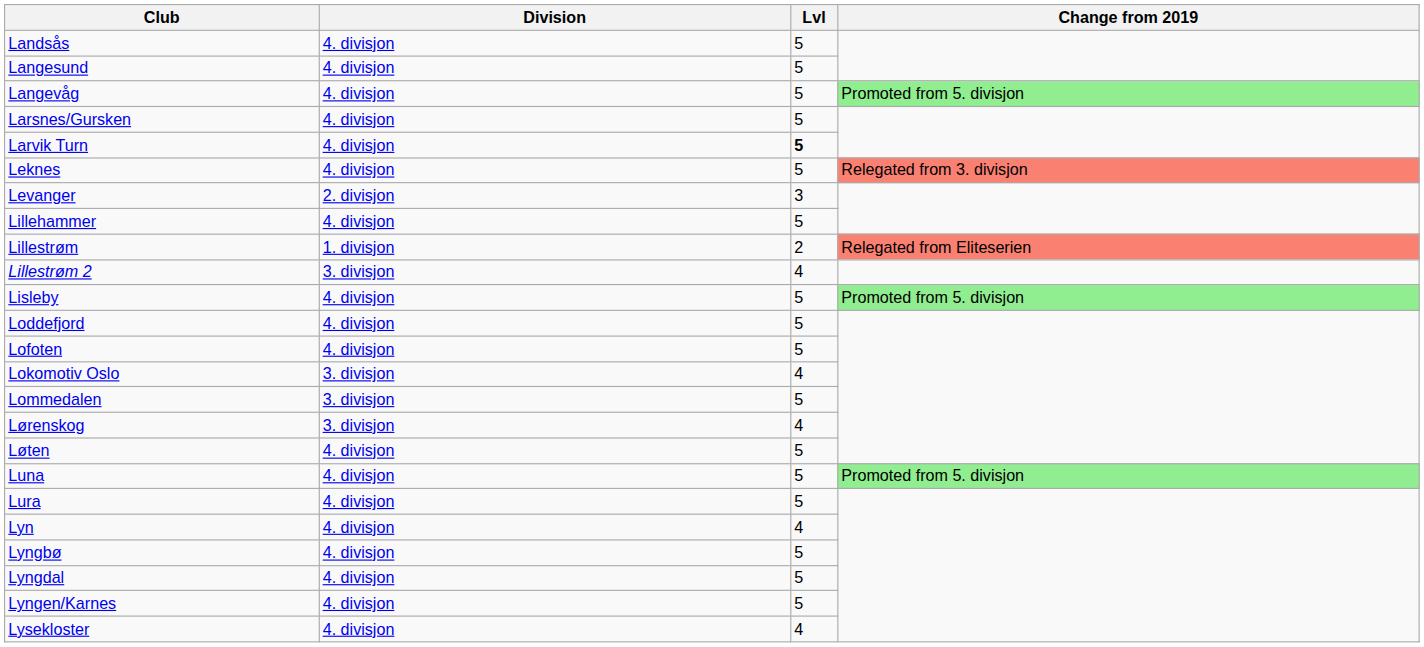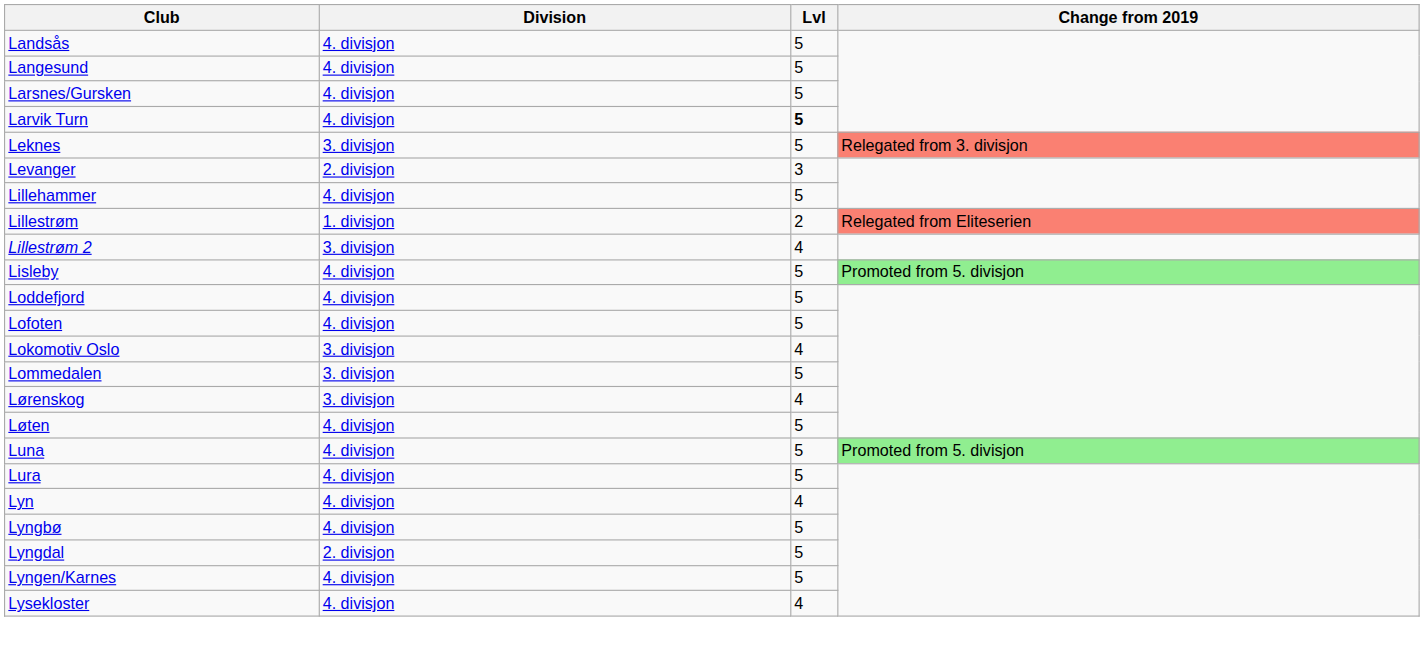- row: (44, 94)
(359, 171) 4. divisjon -> (359, 145) 3. divisjon
(359, 578) 4. divisjon -> (359, 553) 2. divisjon
